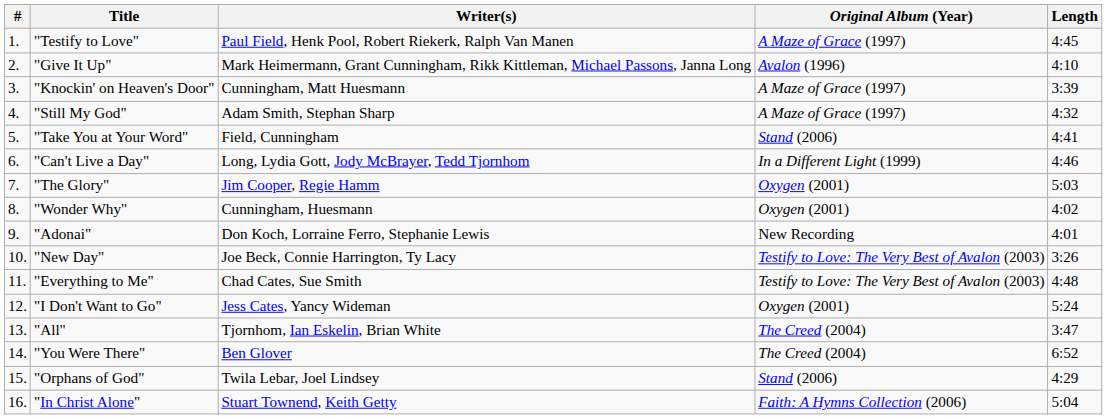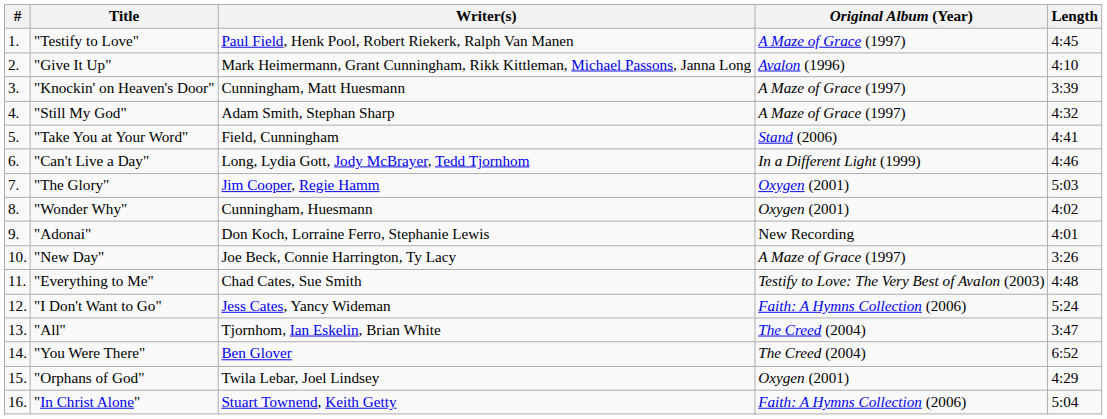(901, 257) Testify to Love: The Very Best of Avalon (2003) -> (832, 257) A Maze of Grace (1997)
(804, 305) Oxygen (2001) -> (862, 305) Faith: A Hymns Collection (2006)
(798, 378) Stand (2006) -> (804, 378) Oxygen (2001)
